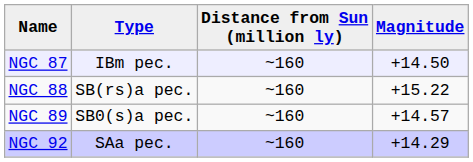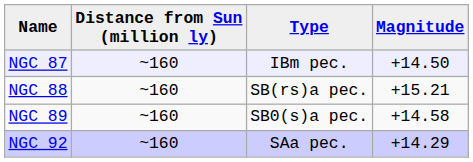columns swapped: (134, 27) <-> (285, 27)
(420, 90) +15.22 -> (420, 90) +15.21
(420, 117) +14.57 -> (420, 117) +14.58
